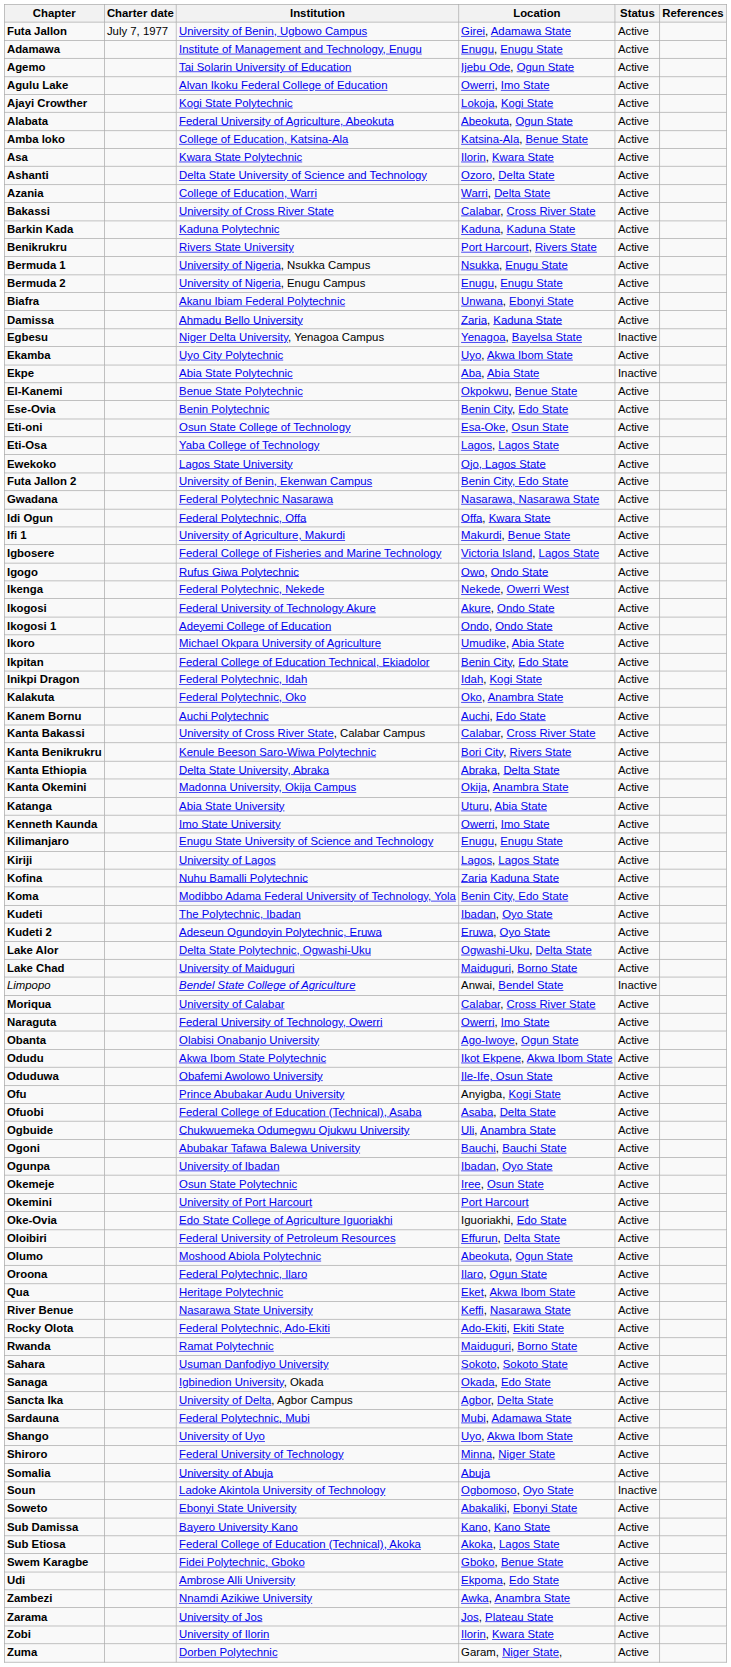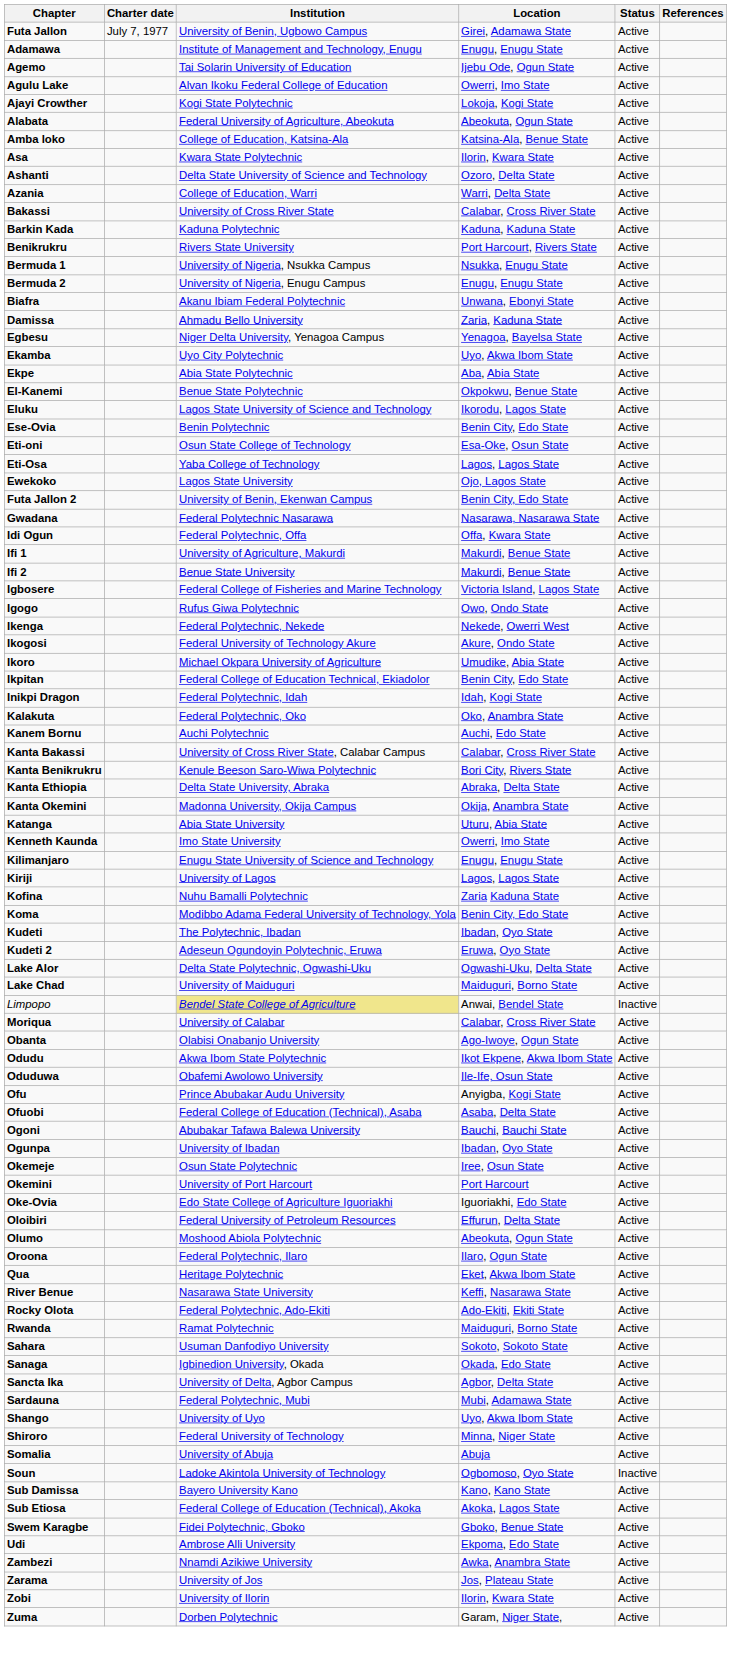(637, 337) Inactive -> (633, 337) Active
(637, 373) Inactive -> (633, 373) Active
+ row: (22, 409)
+ row: (17, 572)
- row: (32, 626)
(267, 986) no background -> (267, 1004) khaki background
- row: (32, 1022)
- row: (30, 1130)
- row: (27, 1508)
